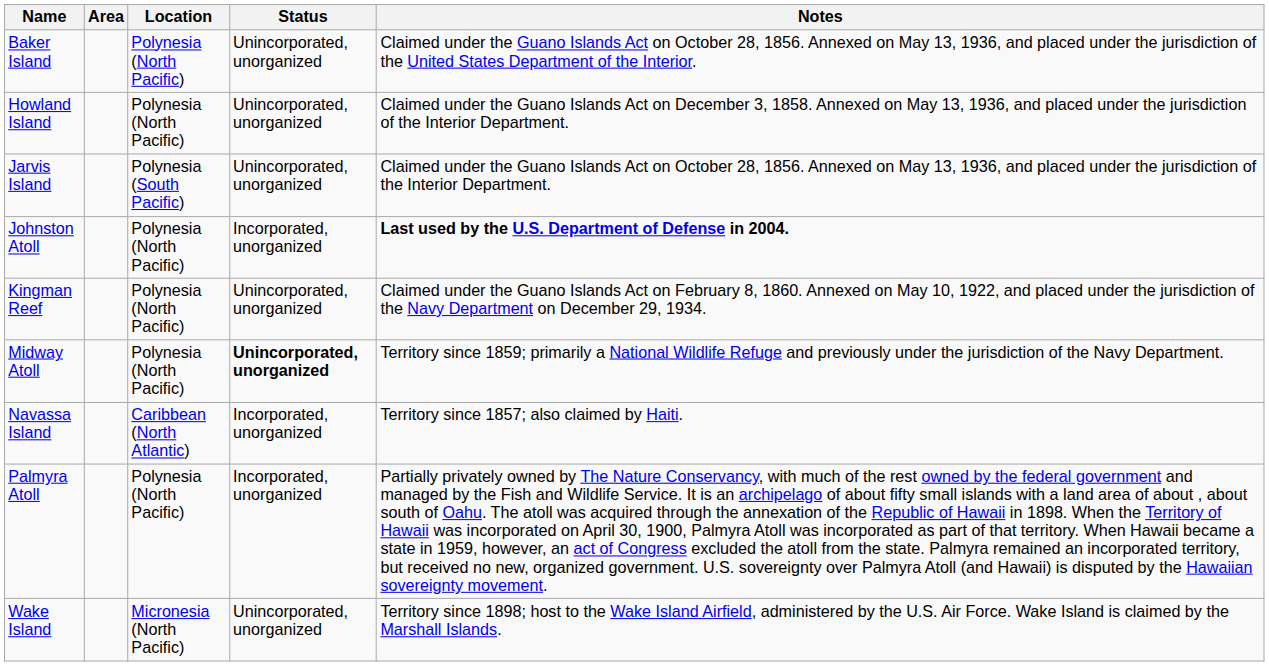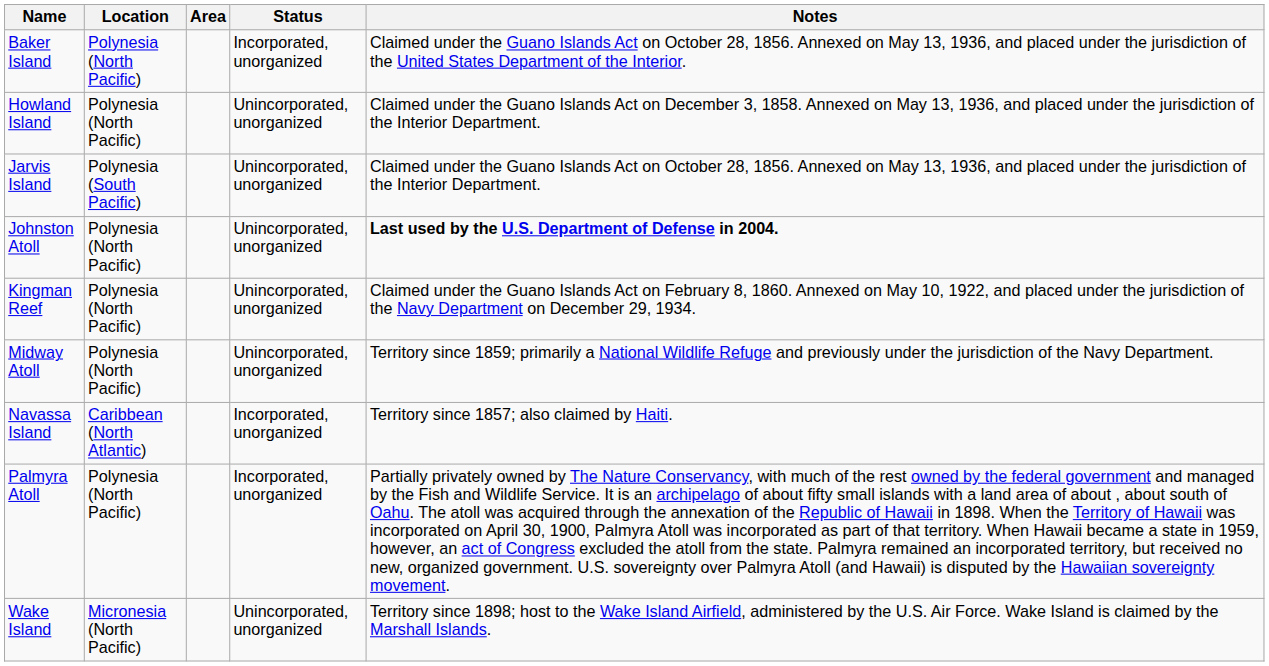columns swapped: (179, 17) <-> (106, 17)
(291, 52) Unincorporated, unorganized -> (281, 52) Incorporated, unorganized
(281, 237) Incorporated, unorganized -> (291, 237) Unincorporated, unorganized
(295, 361) bold -> (291, 361) normal
